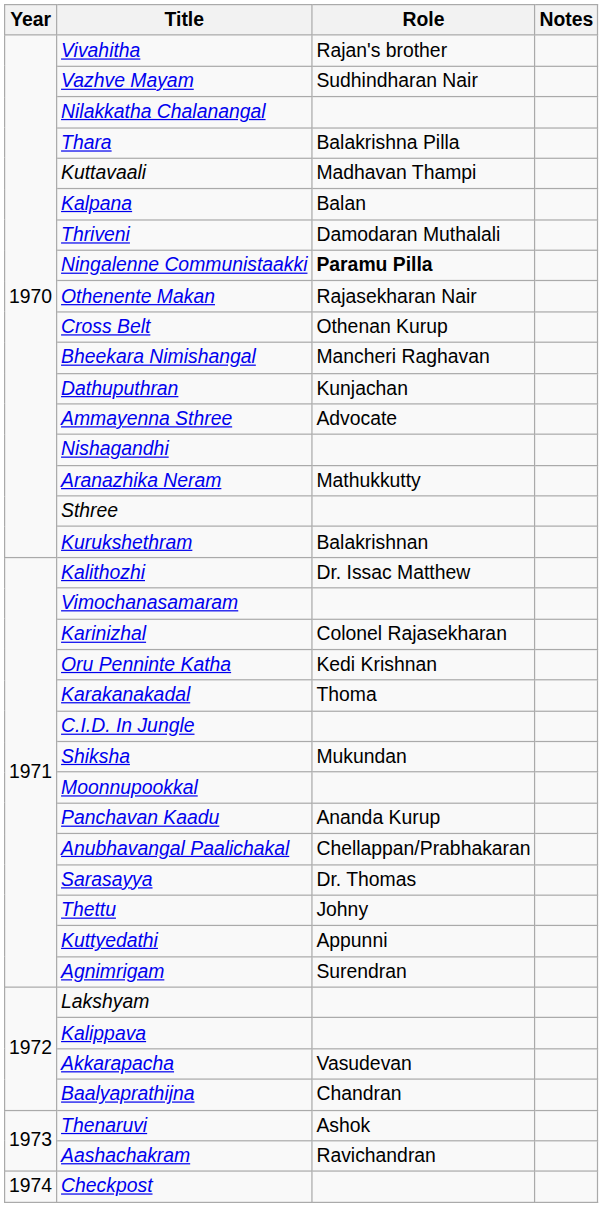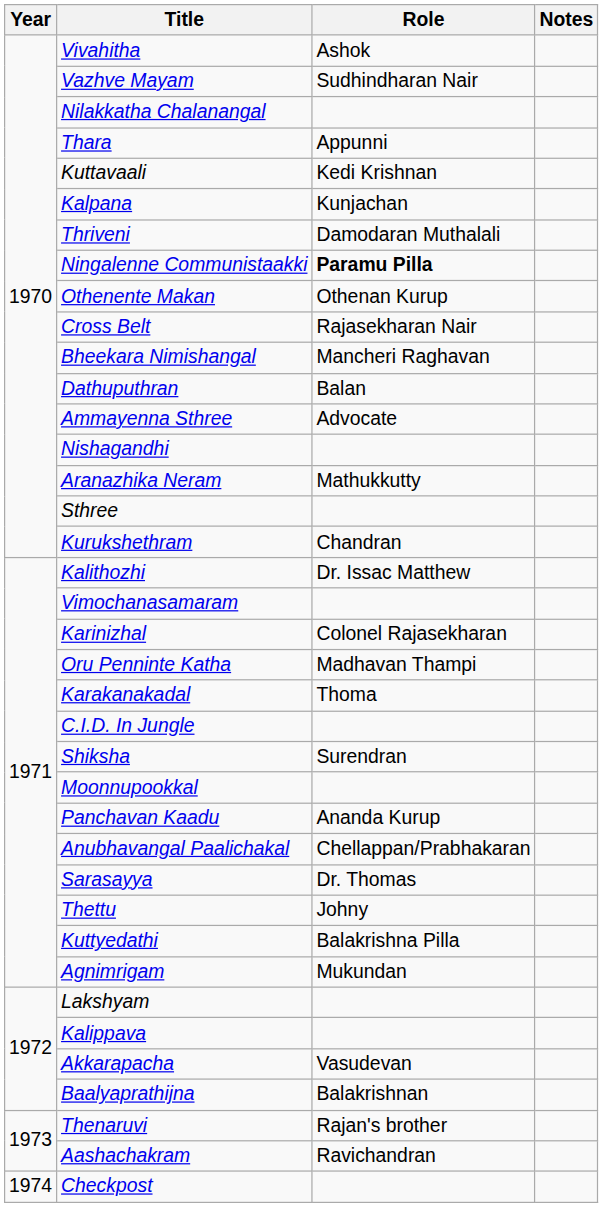(382, 50) Rajan's brother -> (343, 50) Ashok
(388, 142) Balakrishna Pilla -> (352, 142) Appunni
(396, 173) Madhavan Thampi -> (377, 173) Kedi Krishnan
(341, 204) Balan -> (362, 204) Kunjachan
(397, 296) Rajasekharan Nair -> (382, 296) Othenan Kurup
(382, 326) Othenan Kurup -> (397, 326) Rajasekharan Nair
(362, 388) Kunjachan -> (341, 388) Balan
(372, 541) Balakrishnan -> (359, 541) Chandran
(377, 664) Kedi Krishnan -> (396, 664) Madhavan Thampi
(362, 756) Mukundan -> (362, 756) Surendran
(352, 940) Appunni -> (388, 940) Balakrishna Pilla
(362, 971) Surendran -> (362, 971) Mukundan
(359, 1094) Chandran -> (372, 1094) Balakrishnan
(343, 1125) Ashok -> (382, 1125) Rajan's brother
